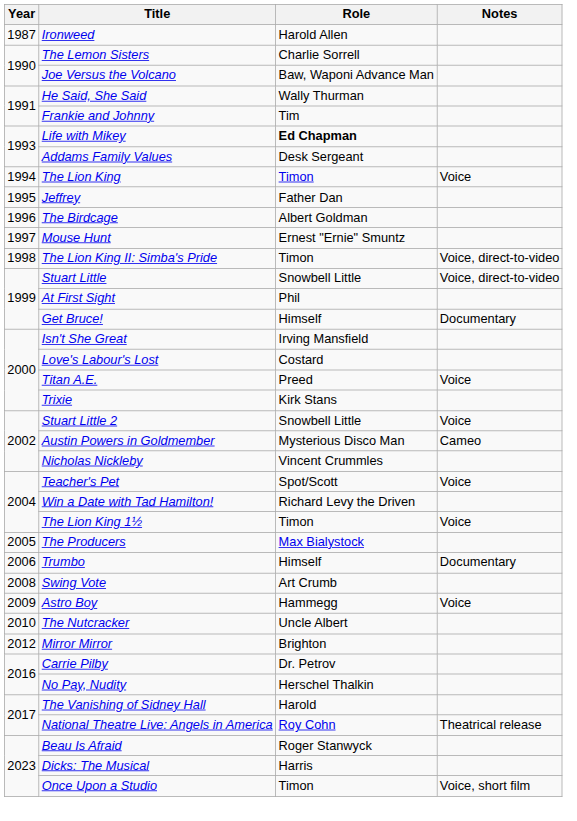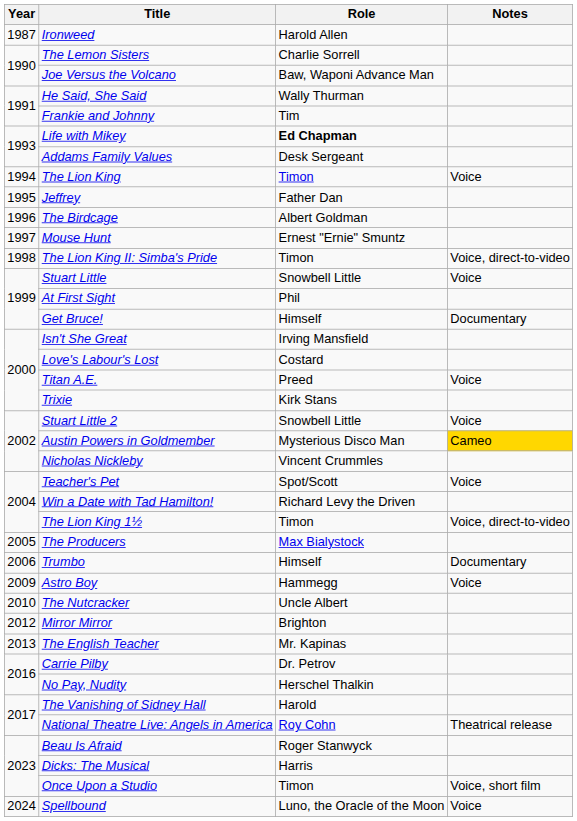(500, 278) Voice, direct-to-video -> (466, 278) Voice
(460, 440) no background -> (471, 440) gold background
(456, 522) Voice -> (510, 522) Voice, direct-to-video
- row: (74, 583)
+ row: (100, 643)
+ row: (74, 806)
